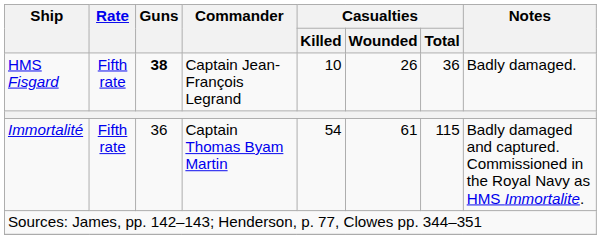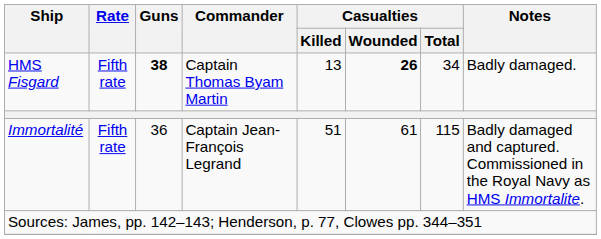(233, 81) Captain Jean-François Legrand -> (234, 81) Captain Thomas Byam Martin
(333, 64) 10 -> (333, 64) 13
(409, 64) normal -> (409, 64) bold
(451, 64) 36 -> (451, 64) 34
(234, 147) Captain Thomas Byam Martin -> (233, 147) Captain Jean-François Legrand
(333, 130) 54 -> (333, 130) 51
